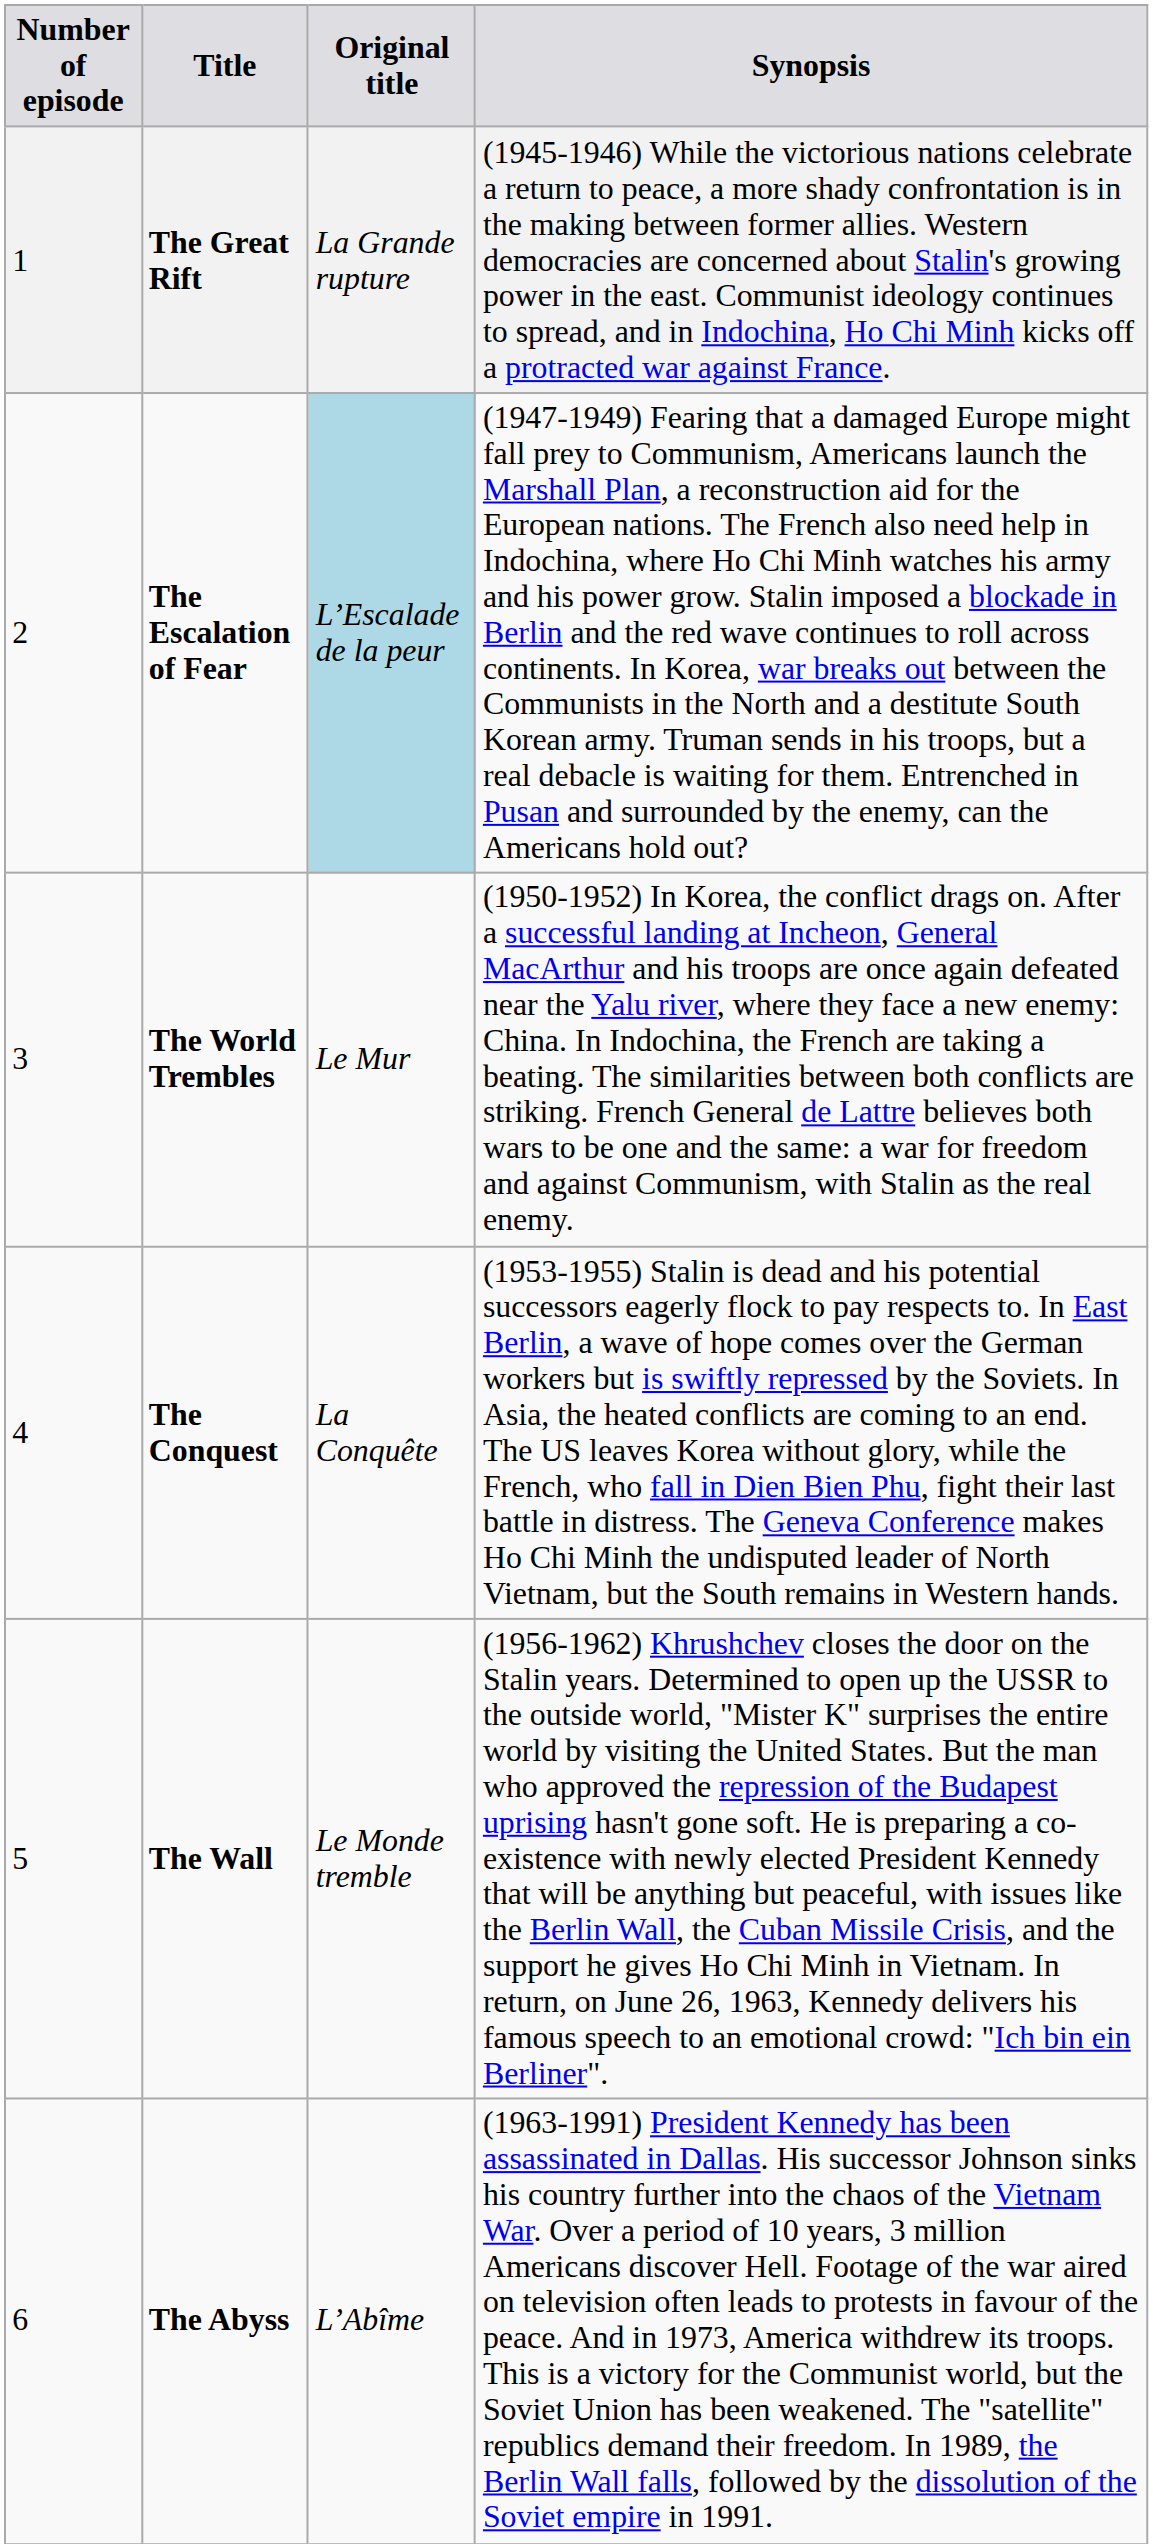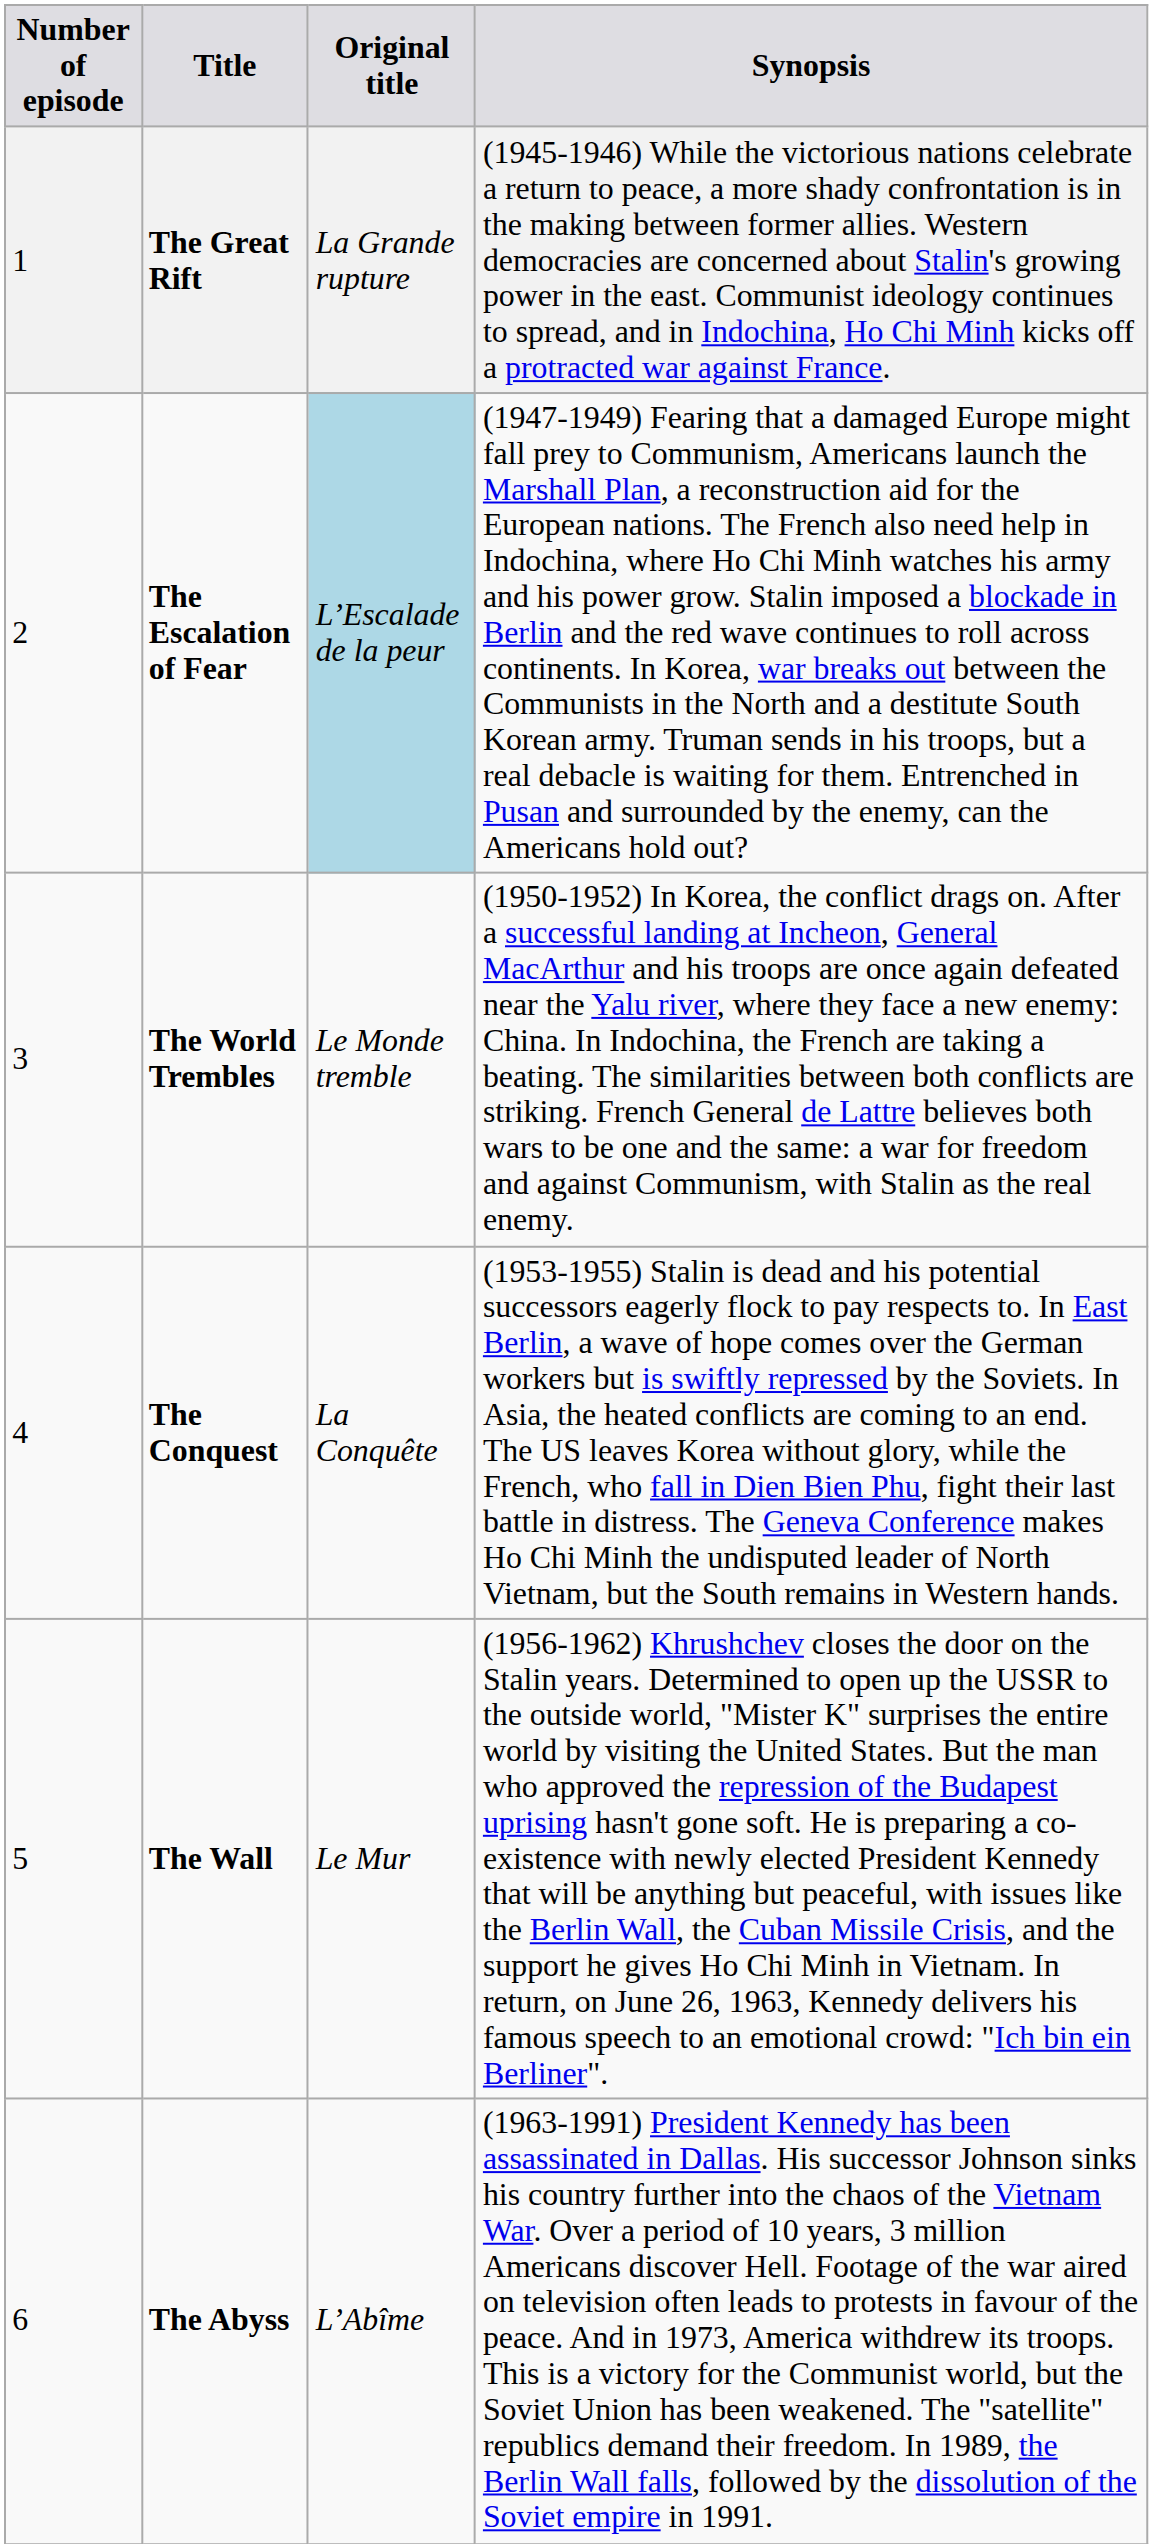(363, 1058) Le Mur -> (380, 1058) Le Monde tremble
(380, 1858) Le Monde tremble -> (363, 1858) Le Mur
